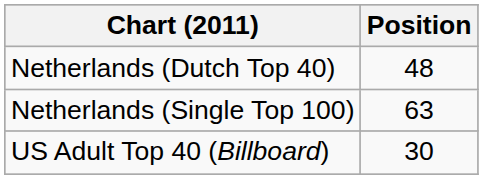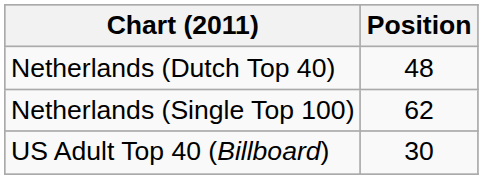(419, 109) 63 -> (419, 109) 62
